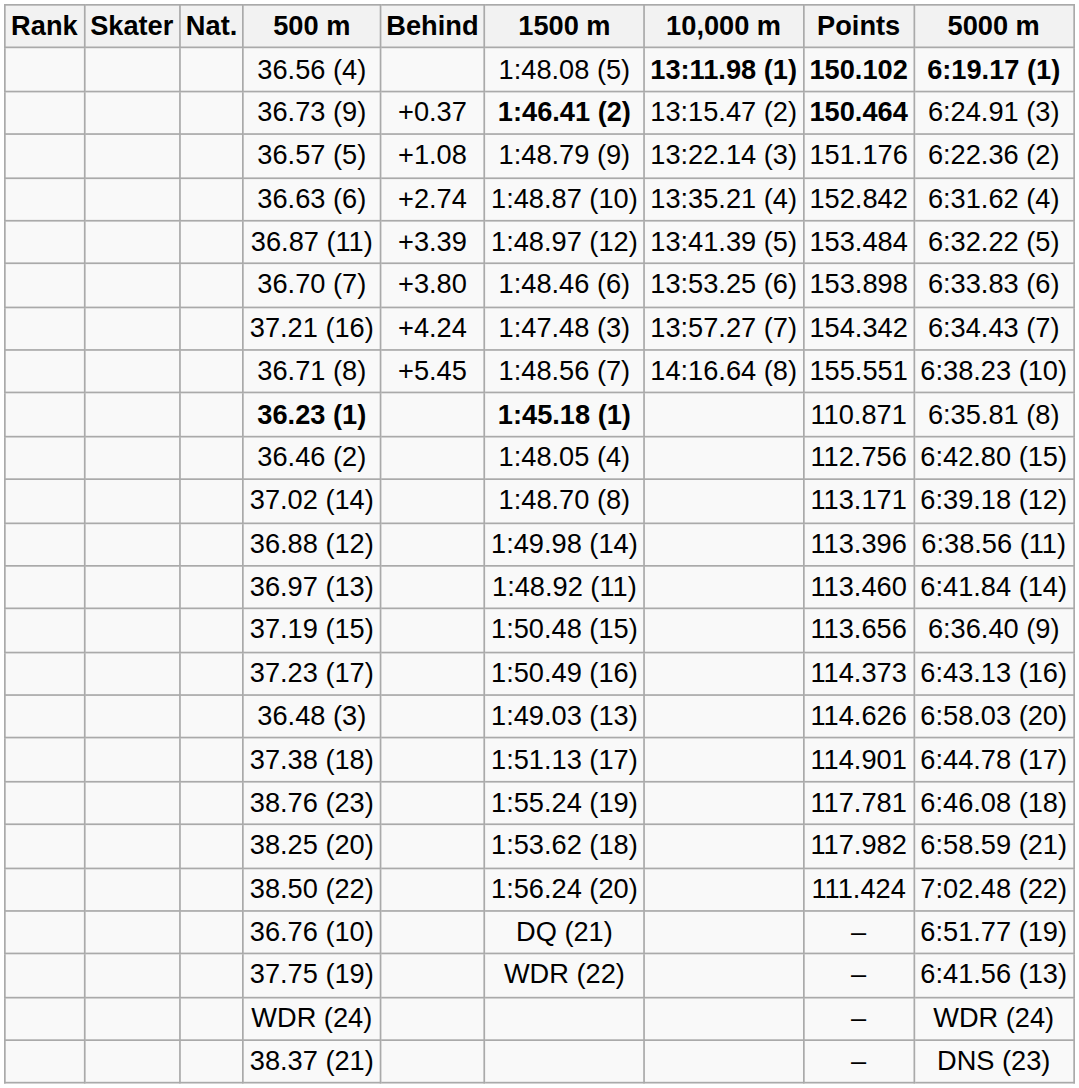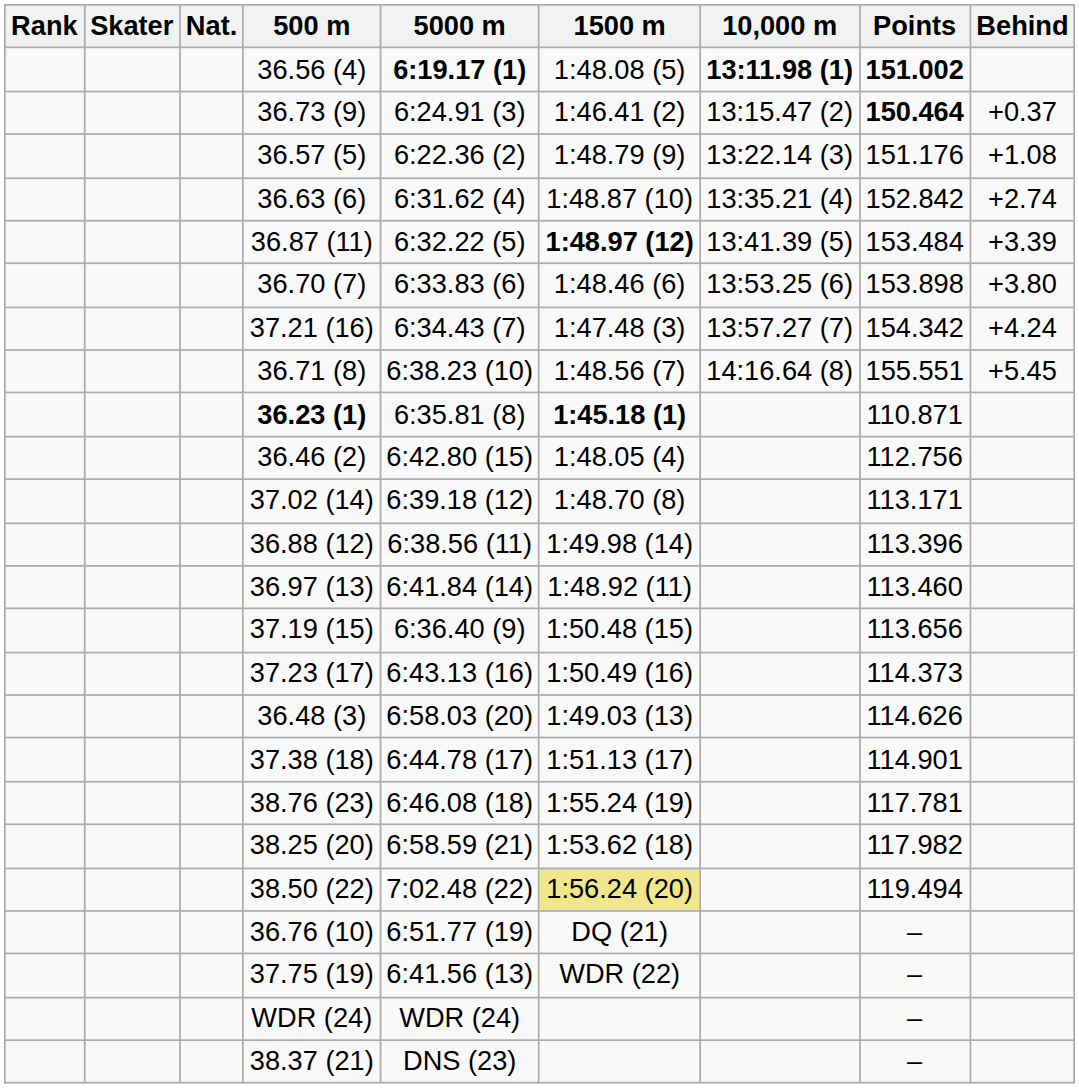columns swapped: (994, 26) <-> (432, 26)
(859, 69) 150.102 -> (915, 69) 151.002
(564, 112) bold -> (620, 112) normal
(564, 241) normal -> (620, 241) bold
(564, 888) no background -> (620, 888) khaki background
(859, 888) 111.424 -> (915, 888) 119.494
